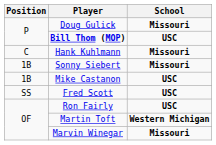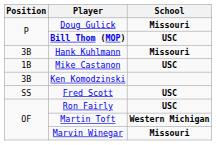(26, 52) C -> (26, 52) 3B
- row: (88, 65)
+ row: (88, 79)
